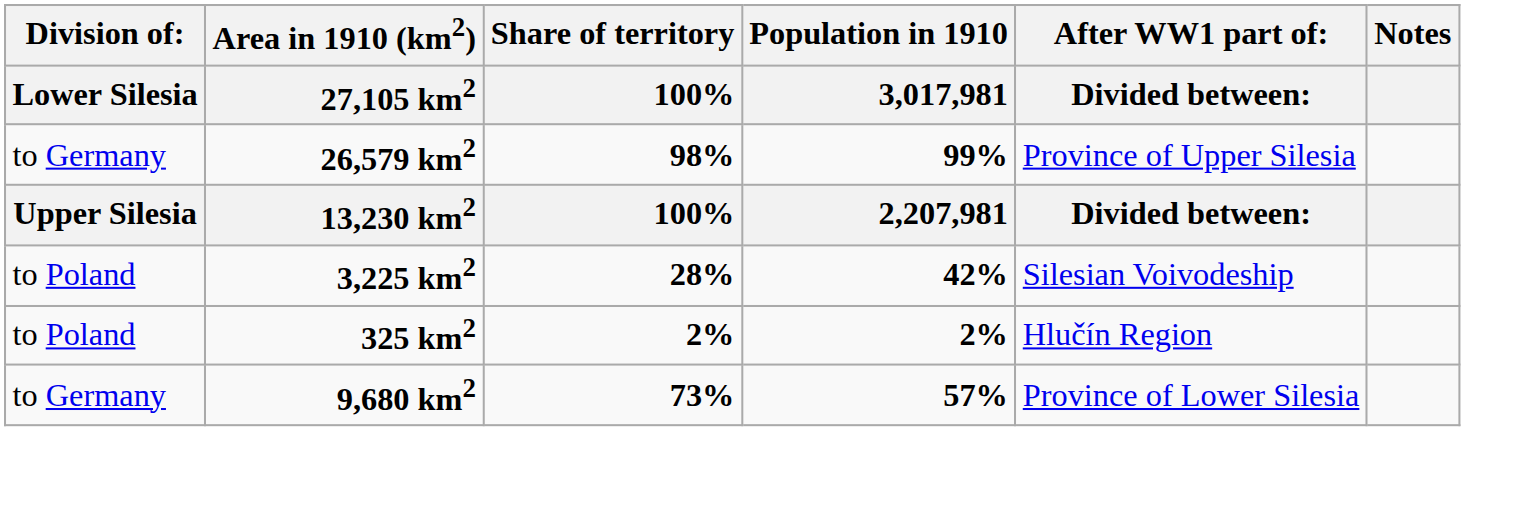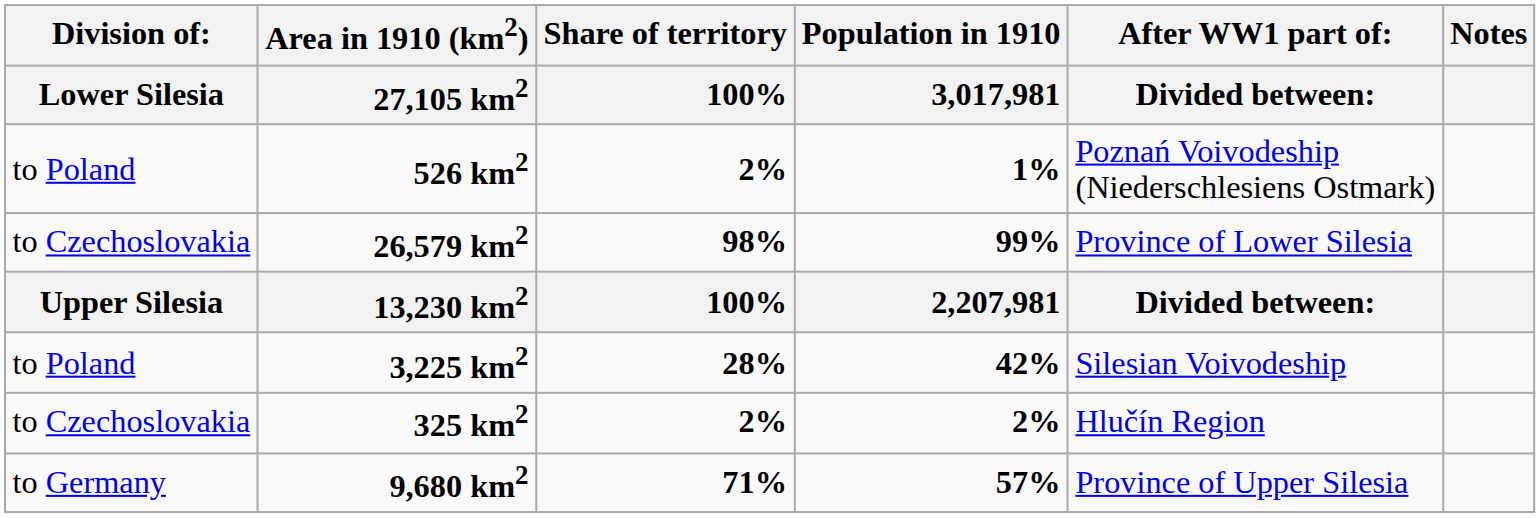+ row: (471, 168)
(89, 154) to Germany -> (131, 242) to Czechoslovakia
(1189, 154) Province of Upper Silesia -> (1244, 242) Province of Lower Silesia
(74, 334) to Poland -> (131, 422) to Czechoslovakia
(702, 394) 73% -> (755, 482) 71%
(1191, 394) Province of Lower Silesia -> (1242, 482) Province of Upper Silesia
